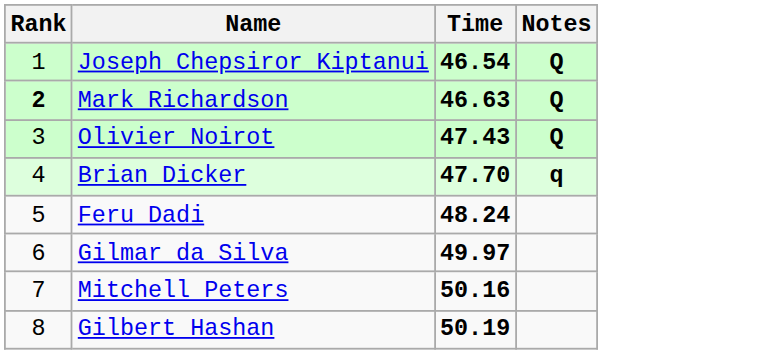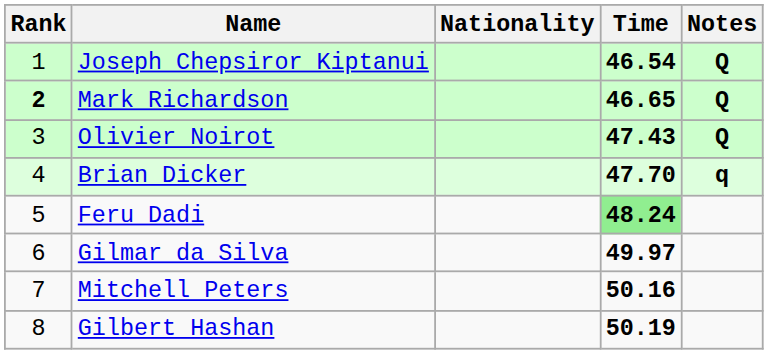+ column: (517, 24)
(475, 100) 46.63 -> (641, 100) 46.65
(475, 215) no background -> (641, 215) lightgreen background
